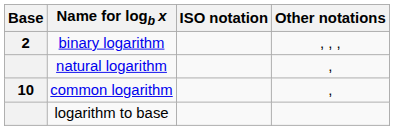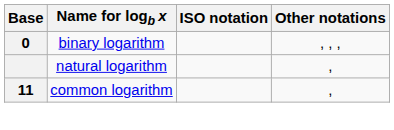(26, 42) 2 -> (26, 42) 0
(26, 90) 10 -> (26, 90) 11
- row: (112, 113)
